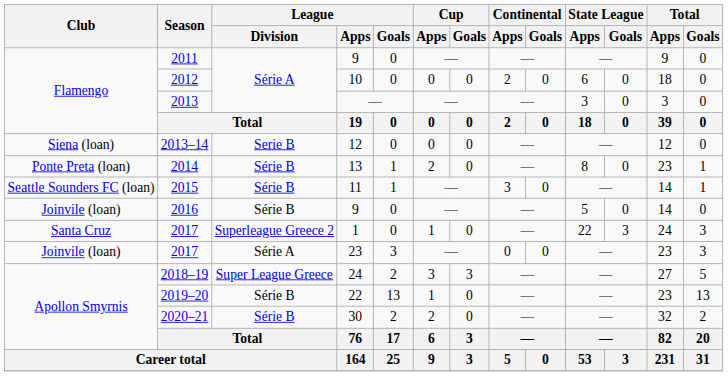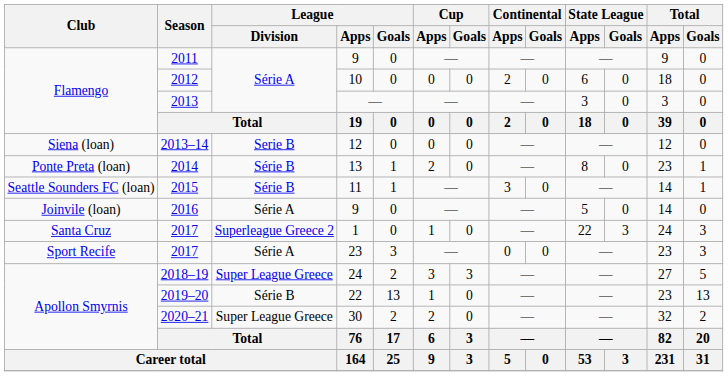(274, 209) Série B -> (274, 209) Série A
(81, 252) Joinvile (loan) -> (81, 252) Sport Recife
(274, 317) Série B -> (274, 317) Super League Greece
